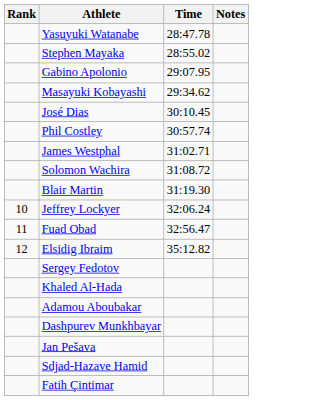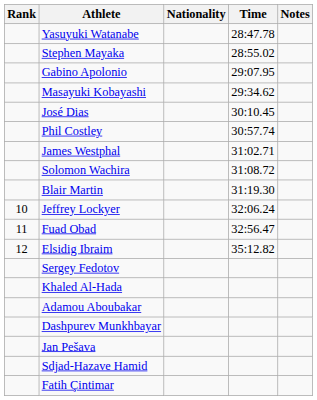+ column: (196, 14)
